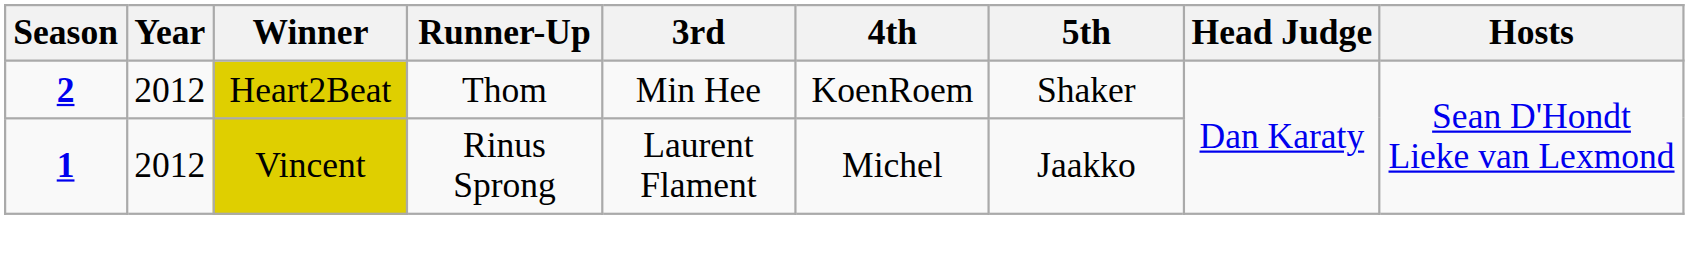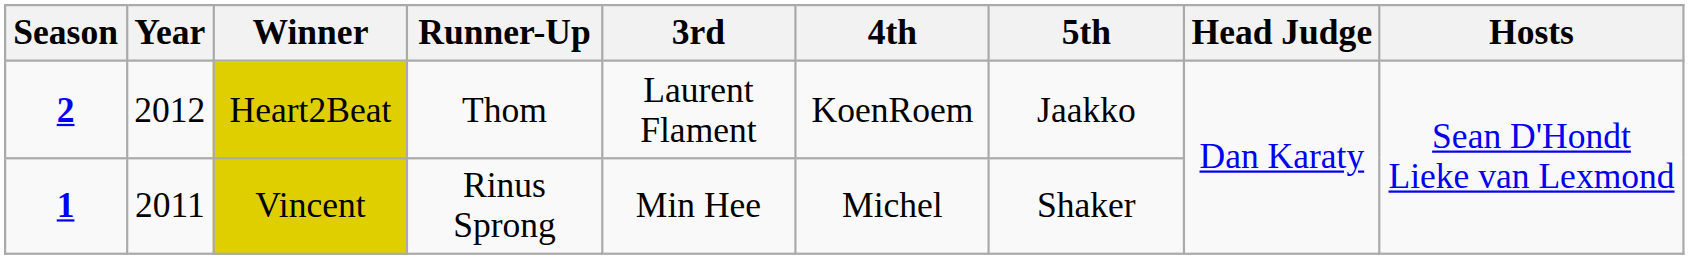(698, 88) Min Hee -> (698, 108) Laurent Flament
(1086, 88) Shaker -> (1086, 108) Jaakko
(170, 165) 2012 -> (170, 205) 2011
(698, 165) Laurent Flament -> (698, 205) Min Hee
(1086, 165) Jaakko -> (1086, 205) Shaker
